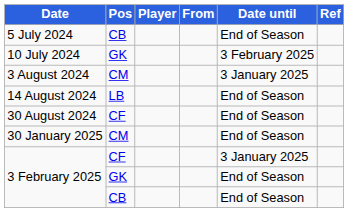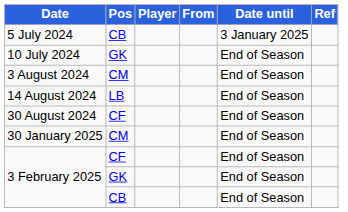(262, 34) End of Season -> (264, 34) 3 January 2025
(267, 55) 3 February 2025 -> (262, 55) End of Season
(264, 75) 3 January 2025 -> (262, 75) End of Season
(264, 156) 3 January 2025 -> (262, 156) End of Season
